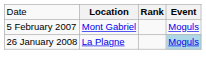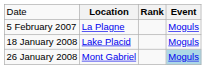(109, 27) Mont Gabriel -> (103, 27) La Plagne
+ row: (42, 42)
(103, 42) La Plagne -> (109, 57) Mont Gabriel
